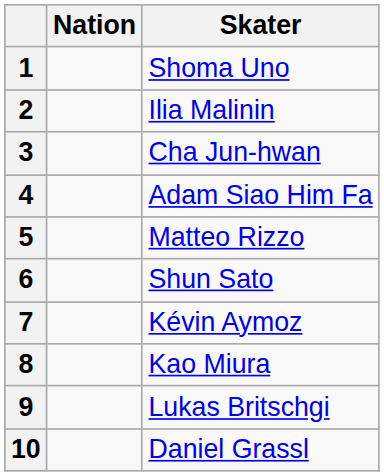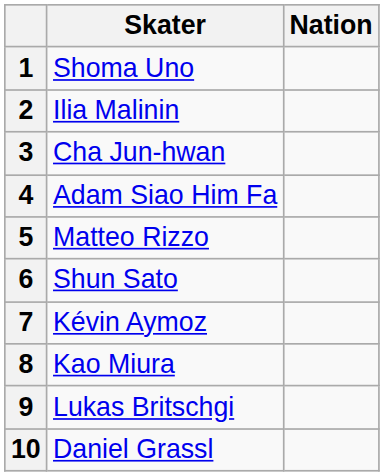columns swapped: (261, 25) <-> (95, 25)
